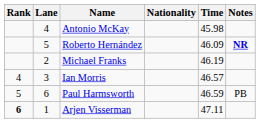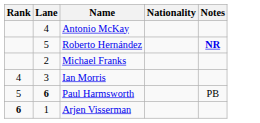- column: (212, 12)
(46, 93) normal -> (46, 93) bold
